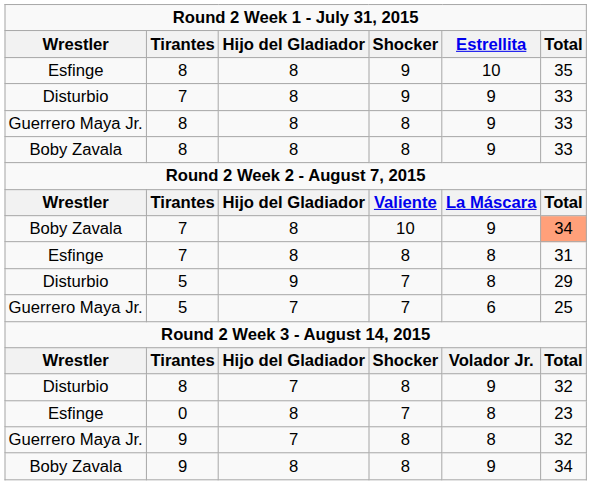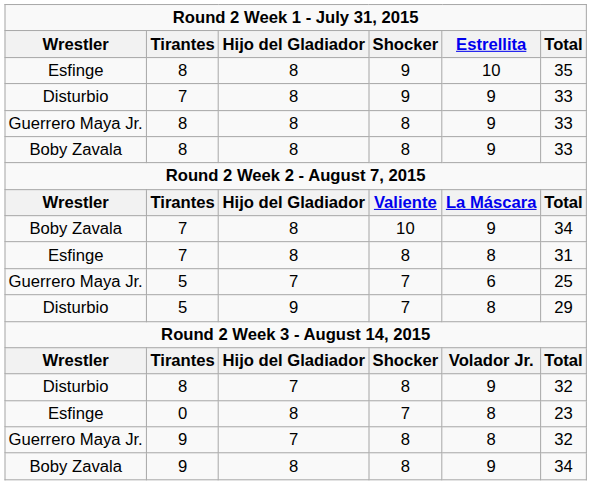(563, 228) lightsalmon background -> (563, 228) no background
rows swapped: (76, 281) <-> (76, 307)
